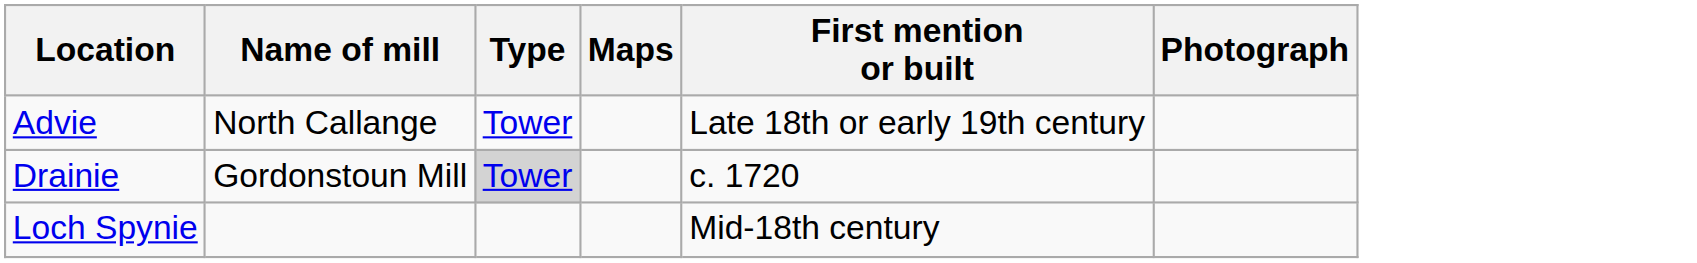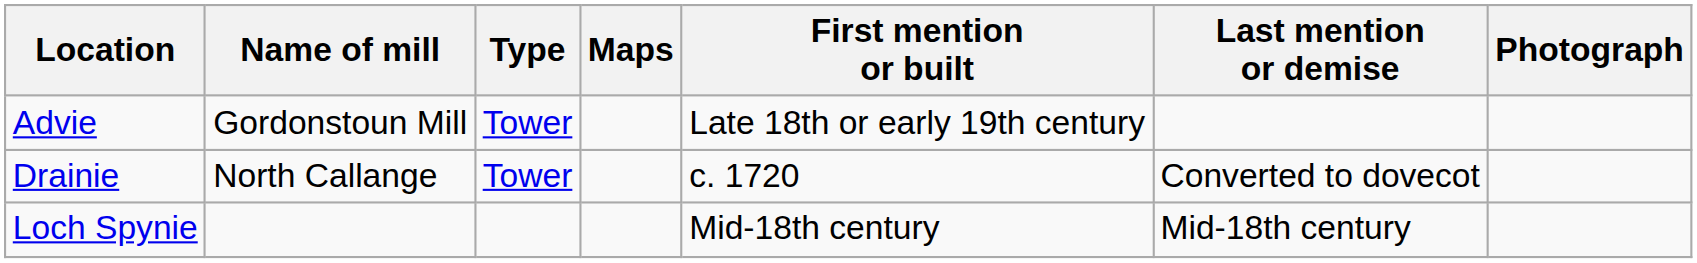+ column: (1320, 50)
(325, 122) North Callange -> (340, 122) Gordonstoun Mill
(340, 175) Gordonstoun Mill -> (325, 175) North Callange
(528, 175) lightgrey background -> (528, 175) no background
